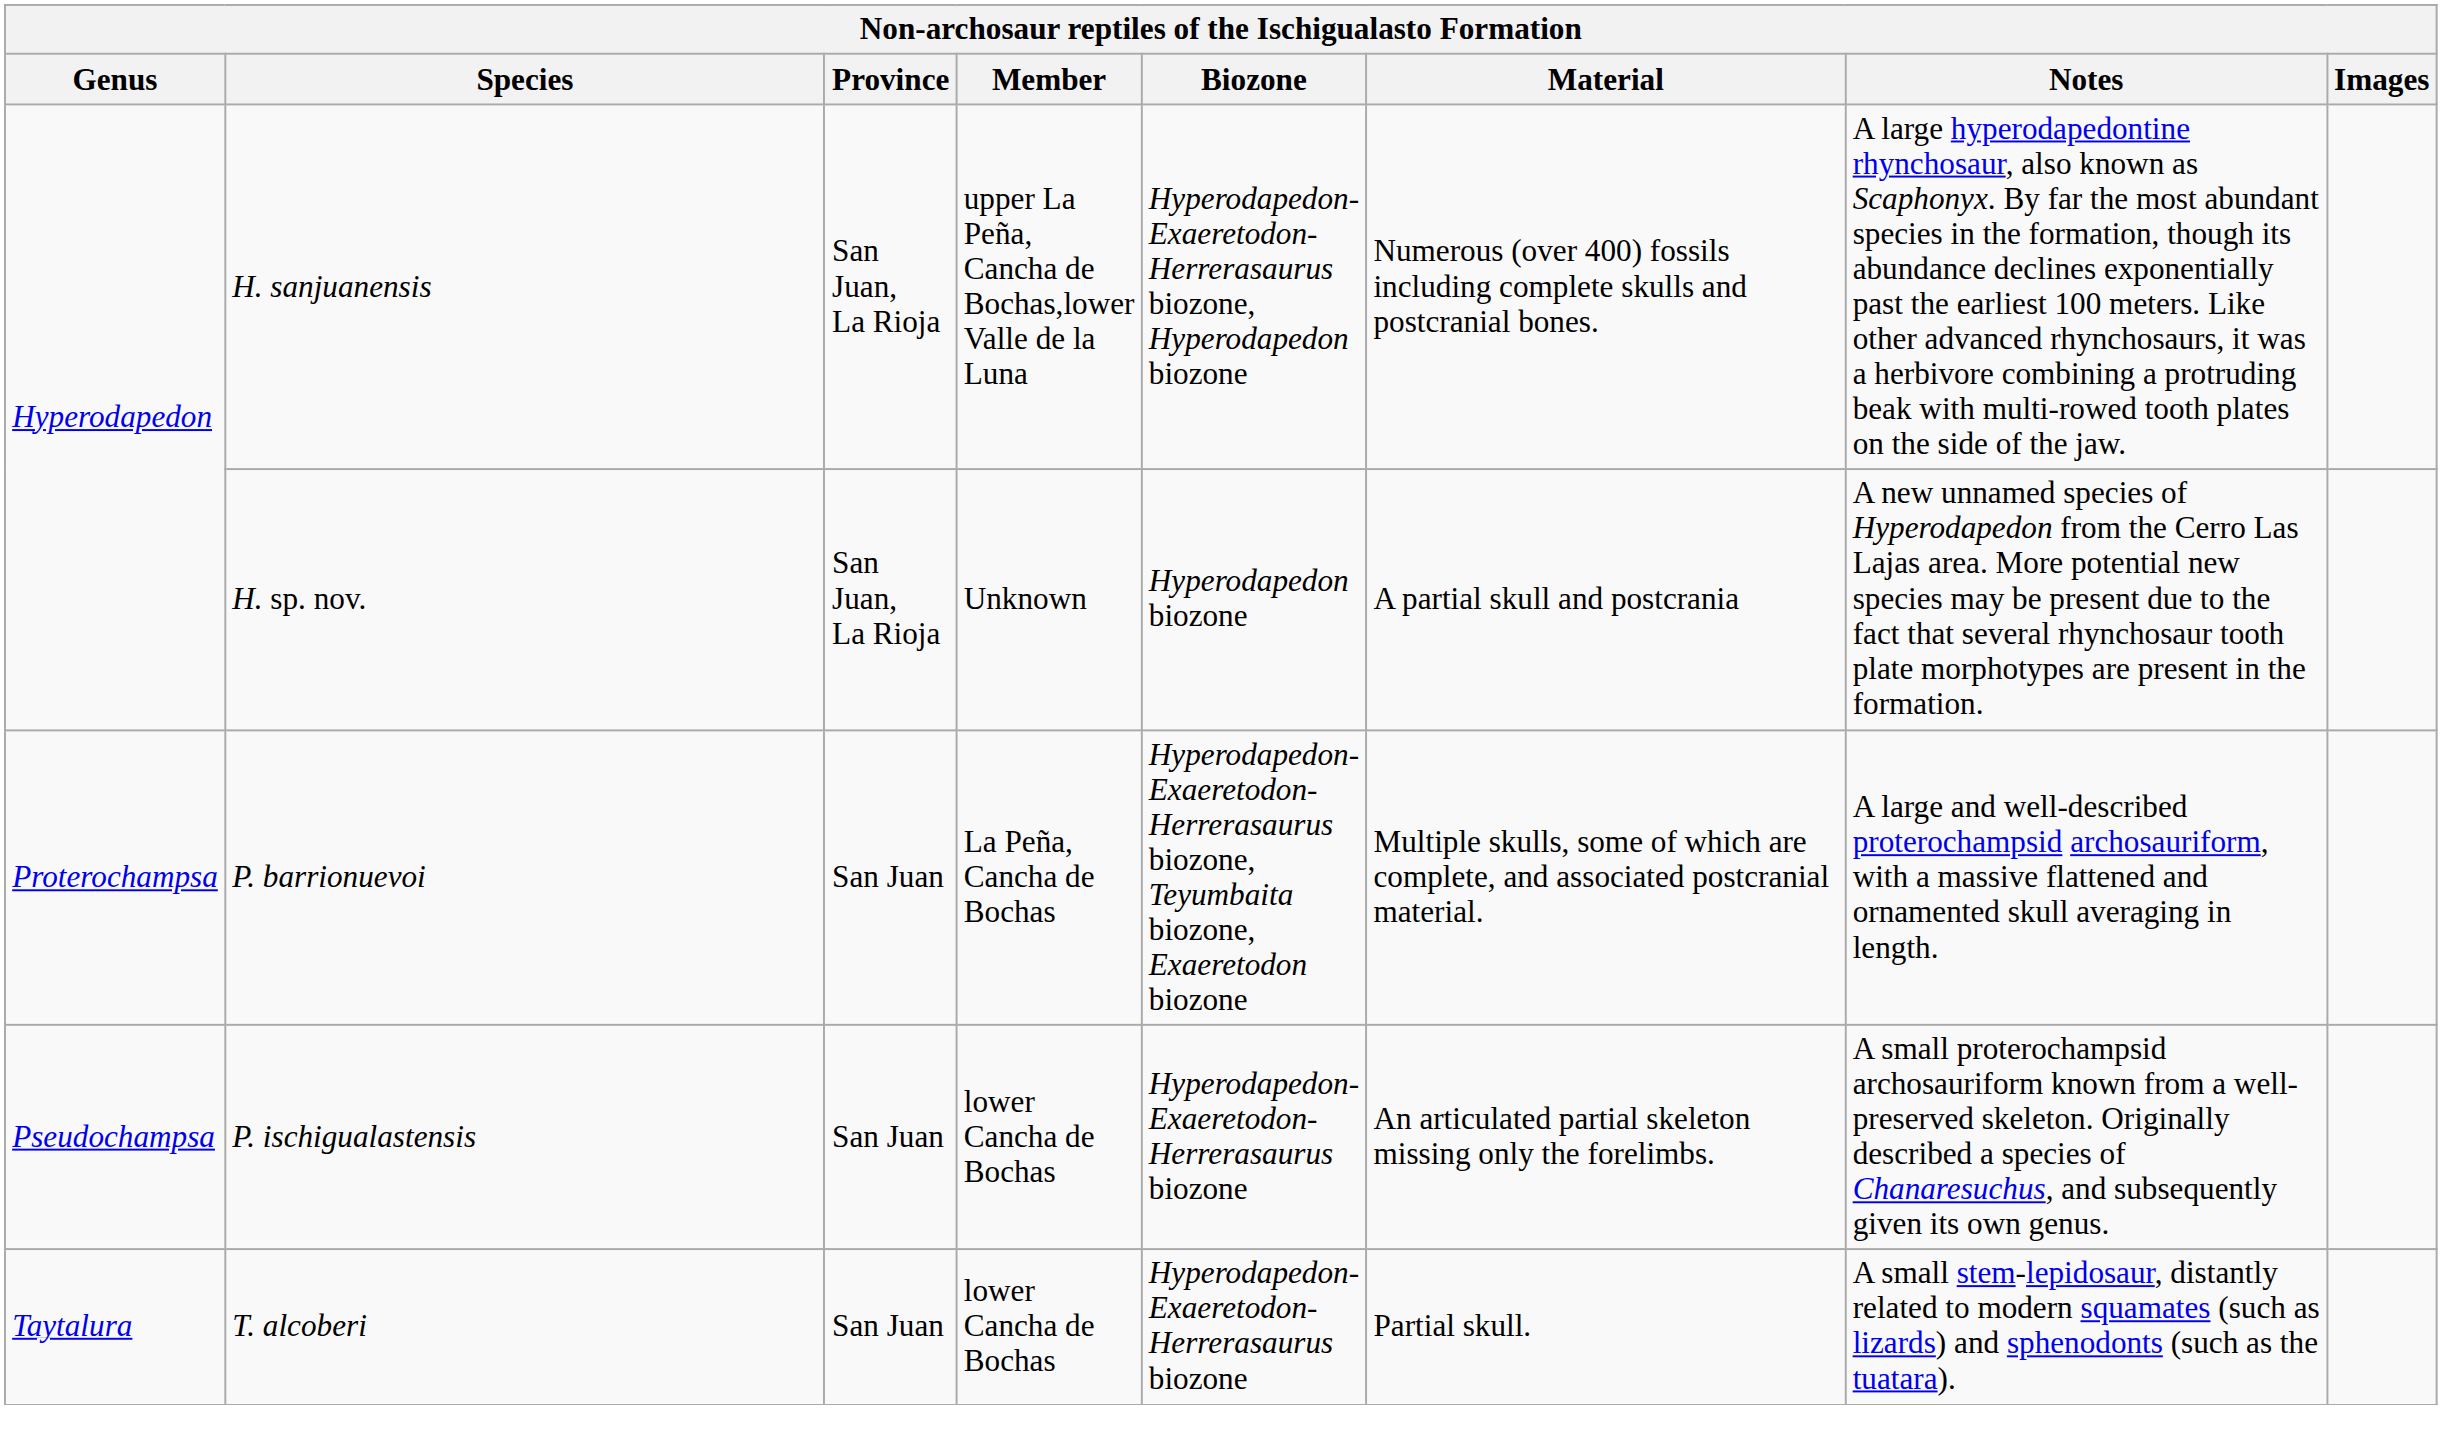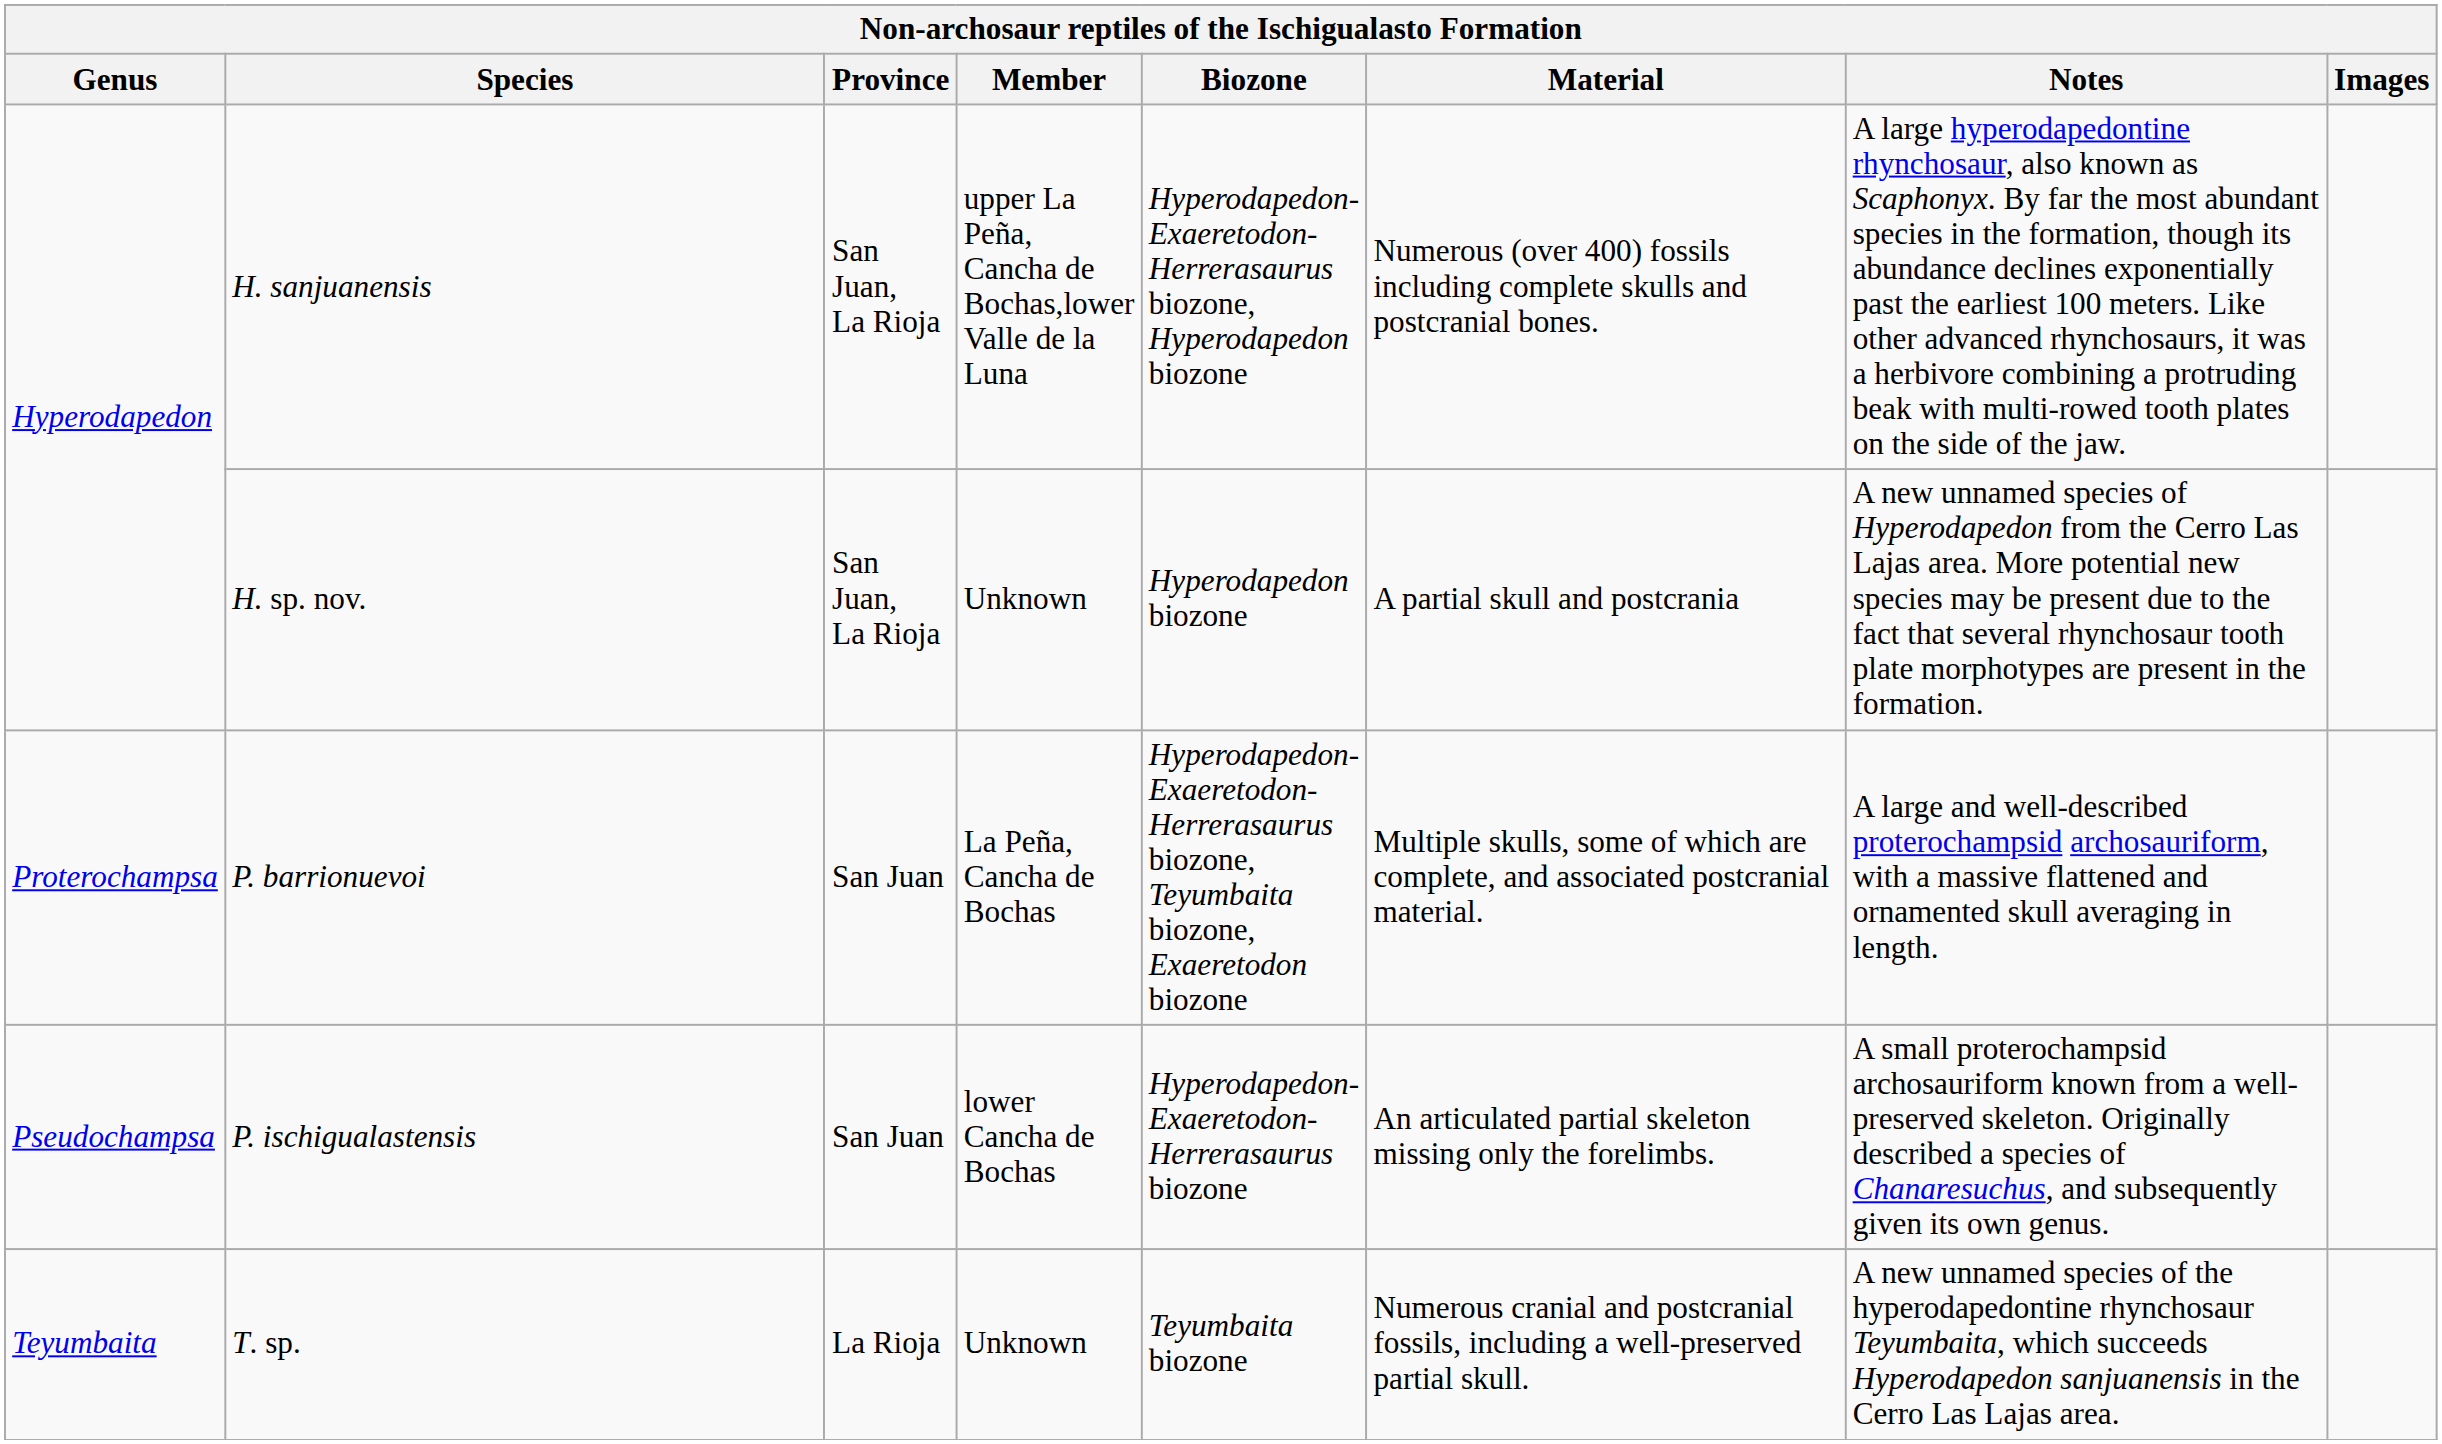- row: (300, 1326)
+ row: (266, 1344)
